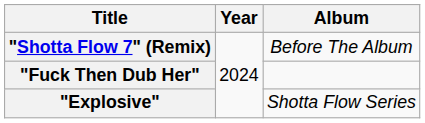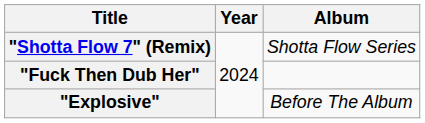(341, 46) Before The Album -> (341, 46) Shotta Flow Series
(341, 103) Shotta Flow Series -> (341, 103) Before The Album
